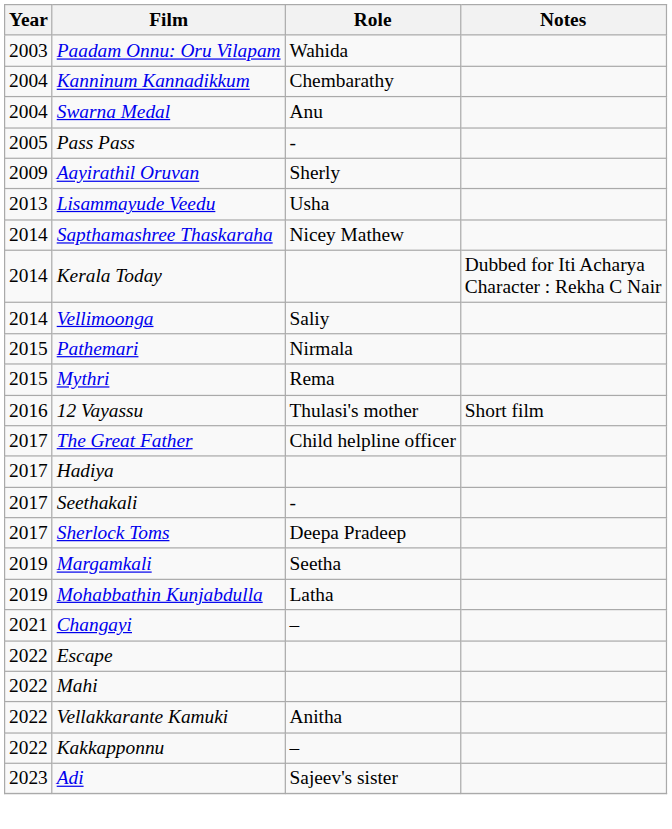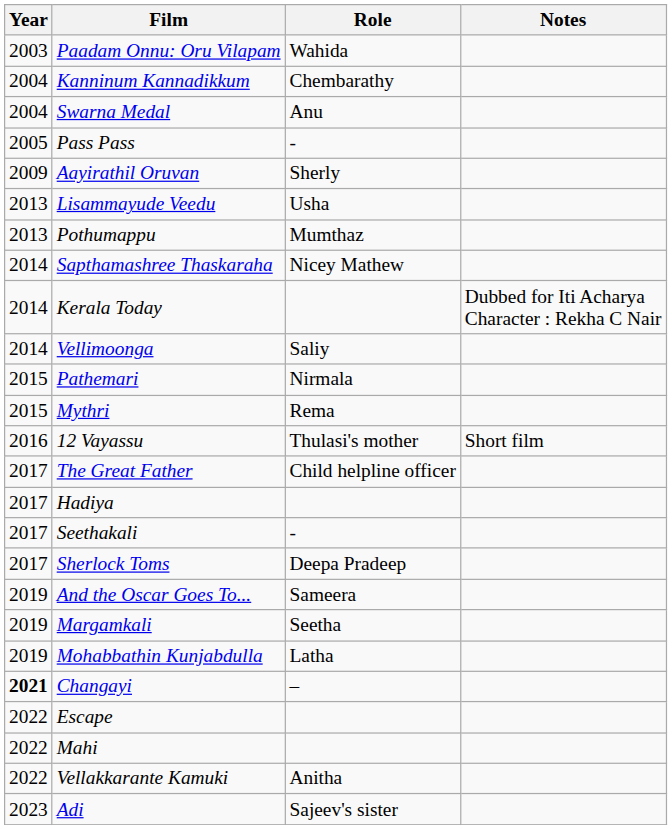+ row: (106, 234)
+ row: (154, 594)
(28, 625) normal -> (28, 686) bold
- row: (110, 747)
